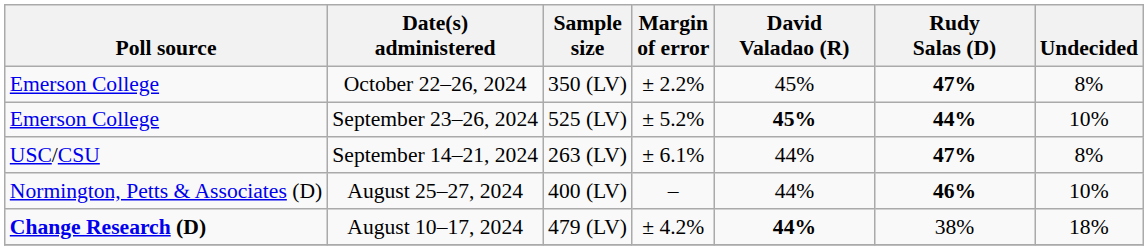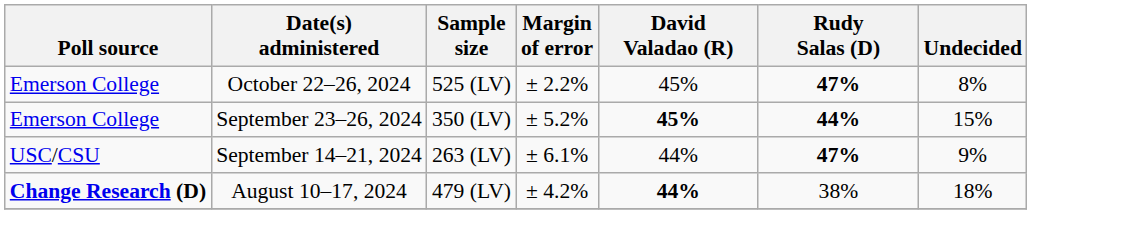(588, 83) 350 (LV) -> (471, 83) 525 (LV)
(588, 119) 525 (LV) -> (471, 119) 350 (LV)
(1089, 119) 10% -> (973, 119) 15%
(1089, 155) 8% -> (973, 155) 9%
- row: (435, 190)
